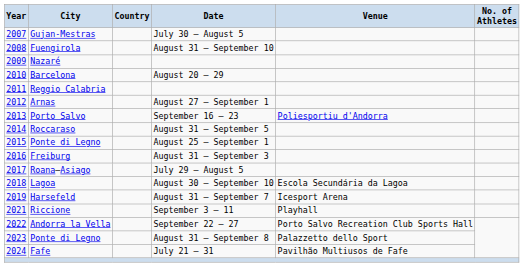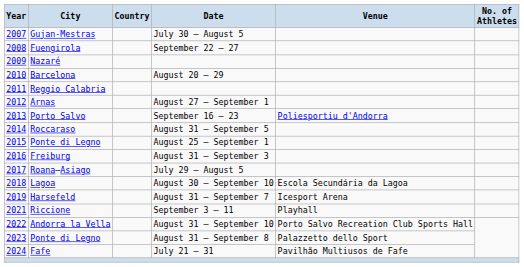(214, 48) August 31 – September 10 -> (196, 48) September 22 – 27
(196, 224) September 22 – 27 -> (214, 224) August 31 – September 10
